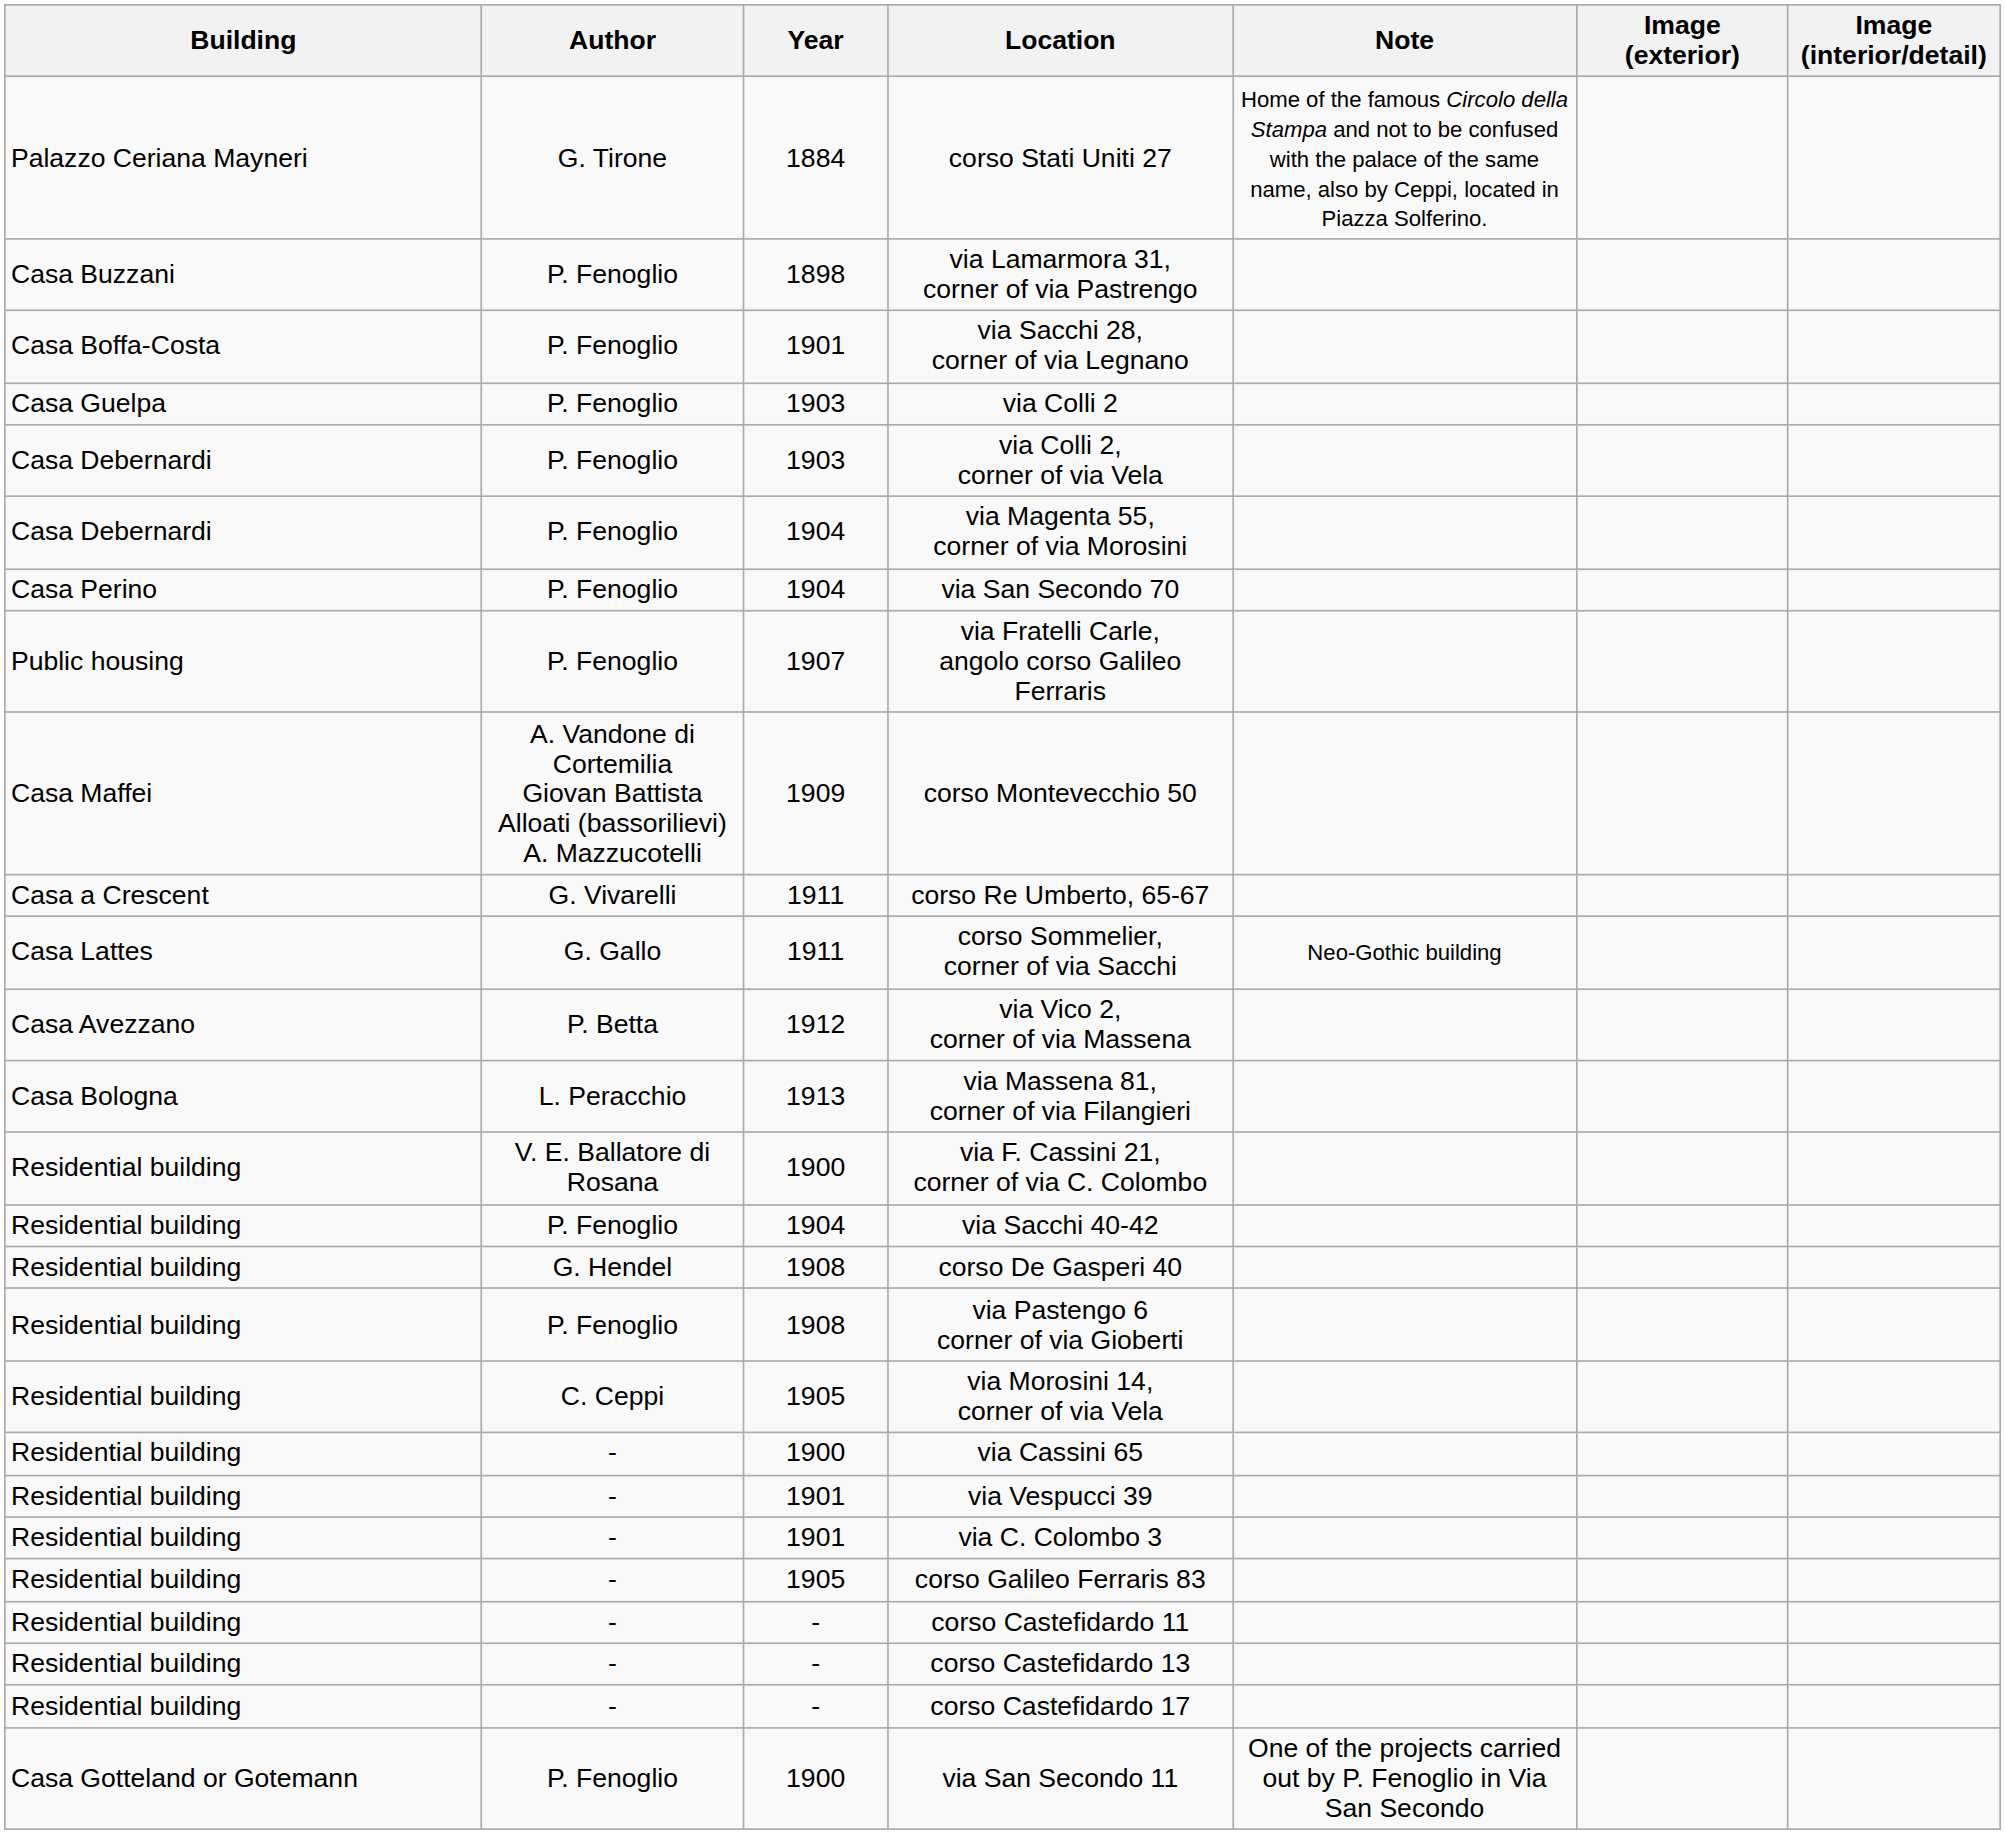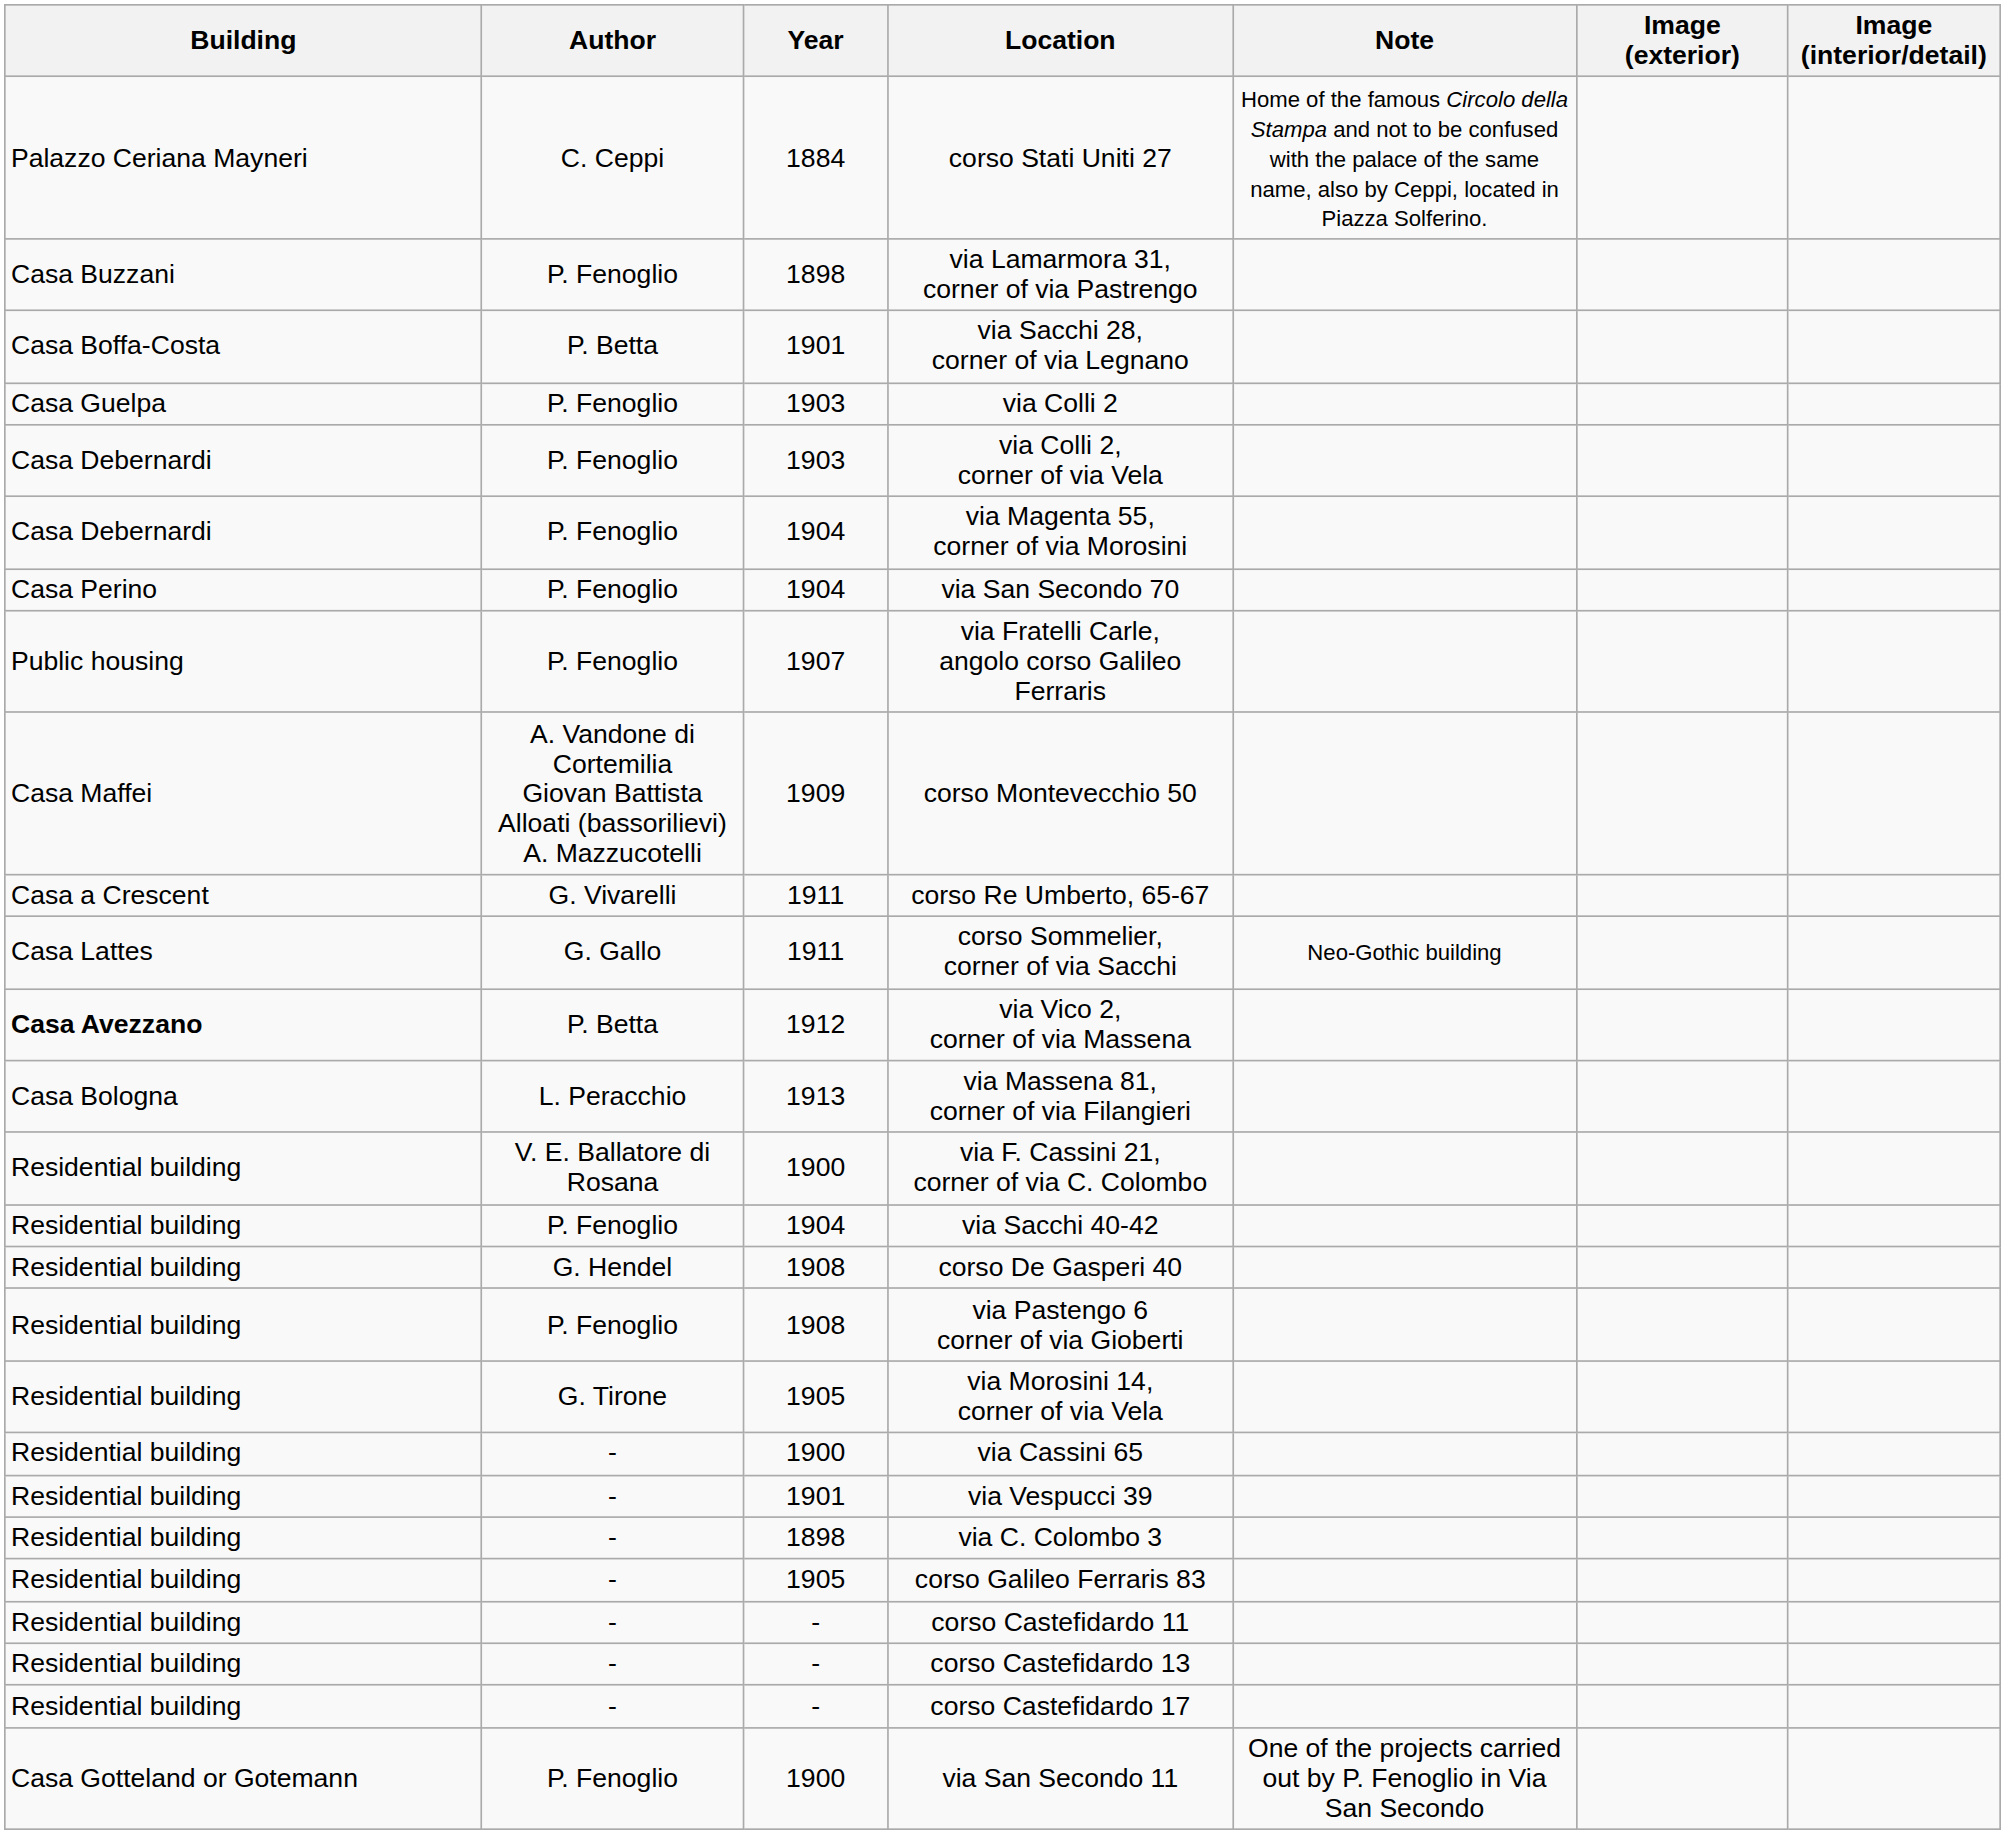(612, 157) G. Tirone -> (612, 157) C. Ceppi
(612, 346) P. Fenoglio -> (612, 346) P. Betta
(103, 1024) normal -> (107, 1024) bold
(612, 1396) C. Ceppi -> (612, 1396) G. Tirone
(816, 1537) 1901 -> (816, 1537) 1898
